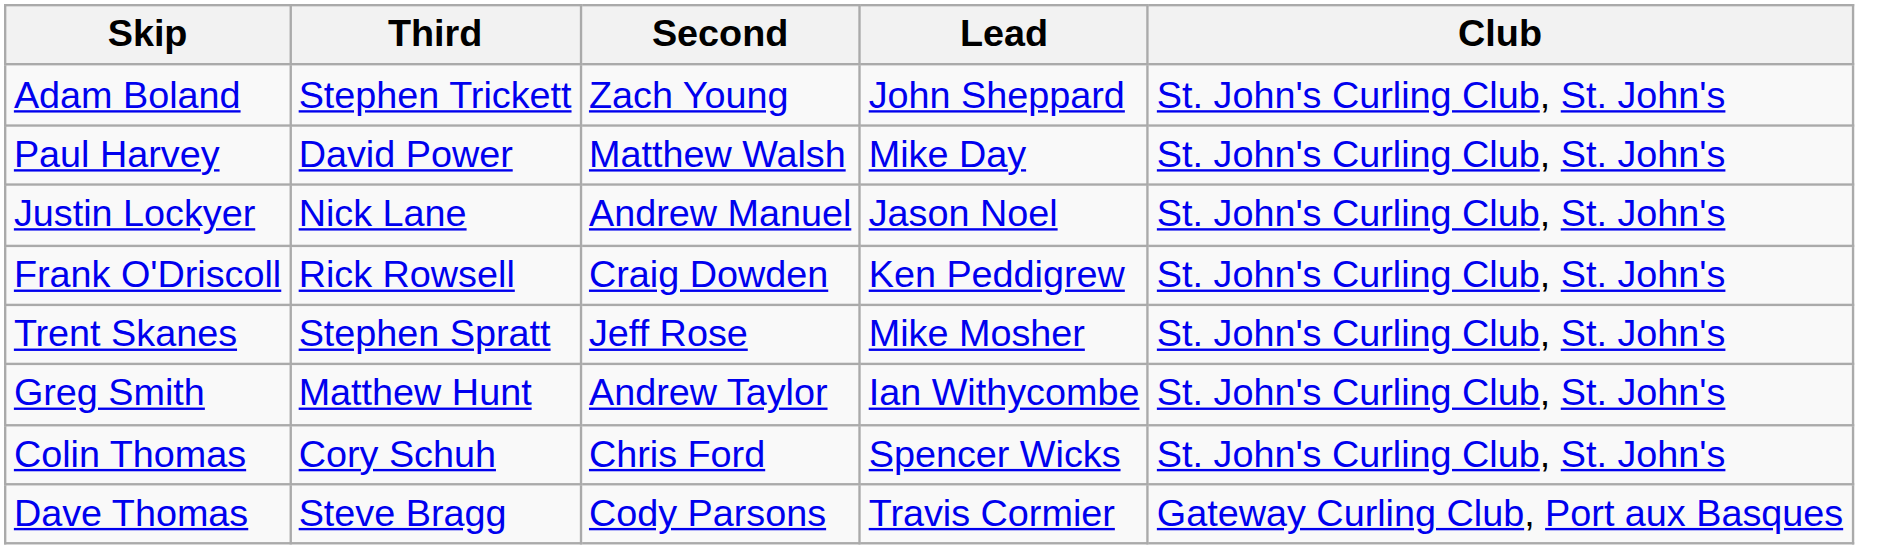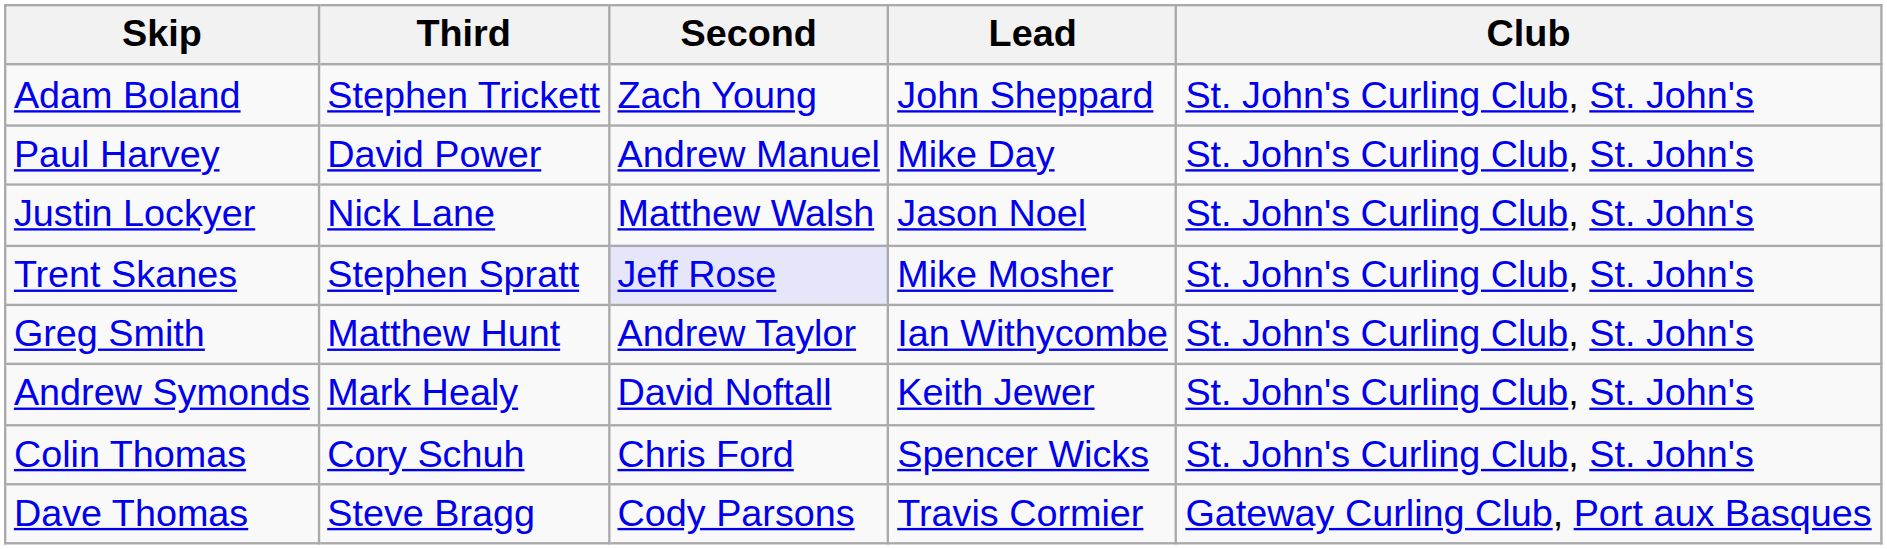(717, 154) Matthew Walsh -> (749, 154) Andrew Manuel
(720, 214) Andrew Manuel -> (746, 214) Matthew Walsh
- row: (148, 273)
(668, 333) no background -> (697, 273) lavender background
+ row: (162, 393)
